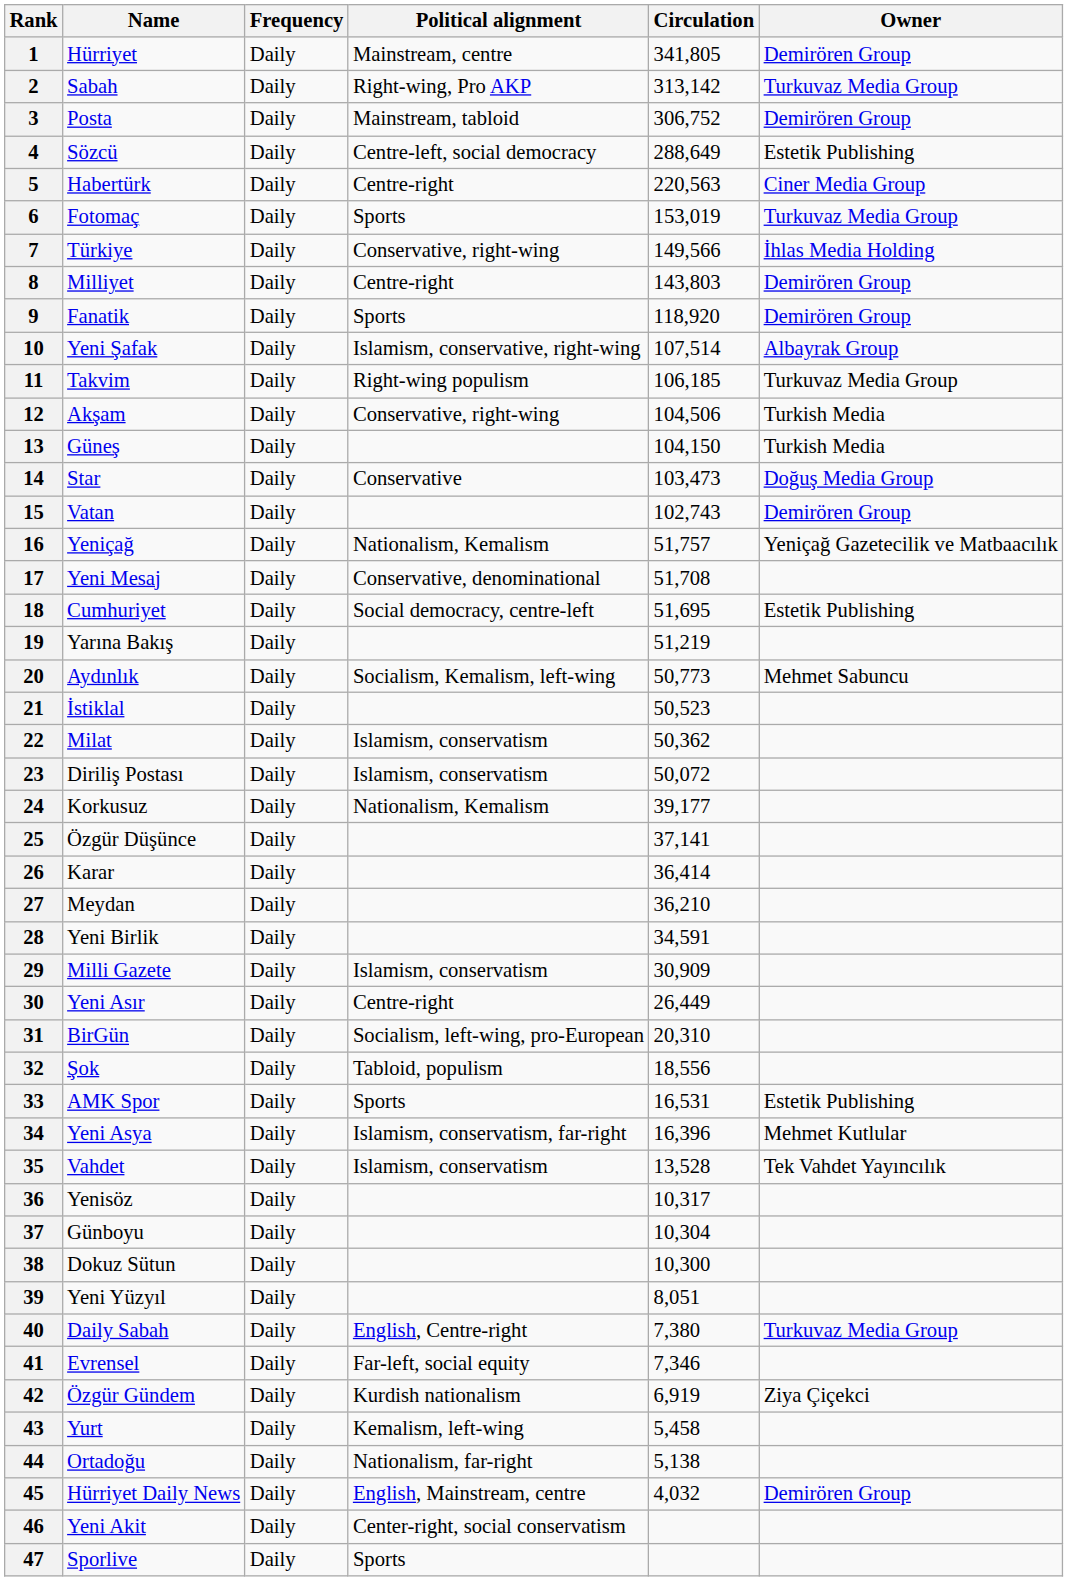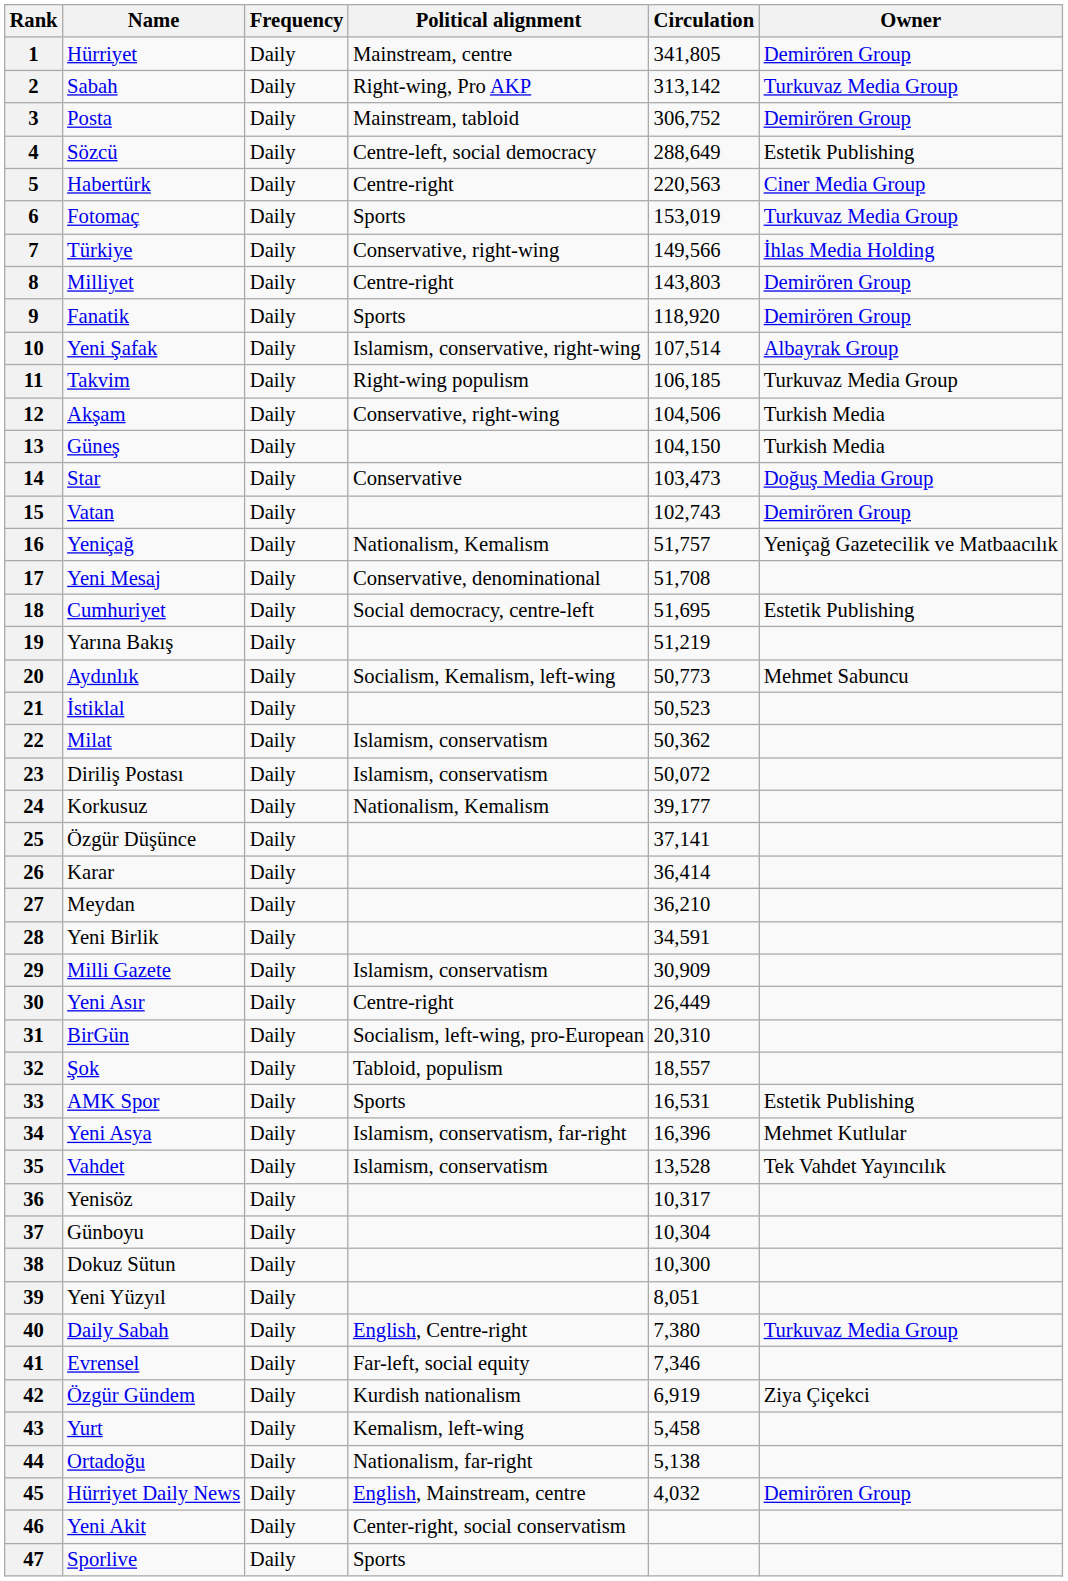(682, 1068) 18,556 -> (682, 1068) 18,557
